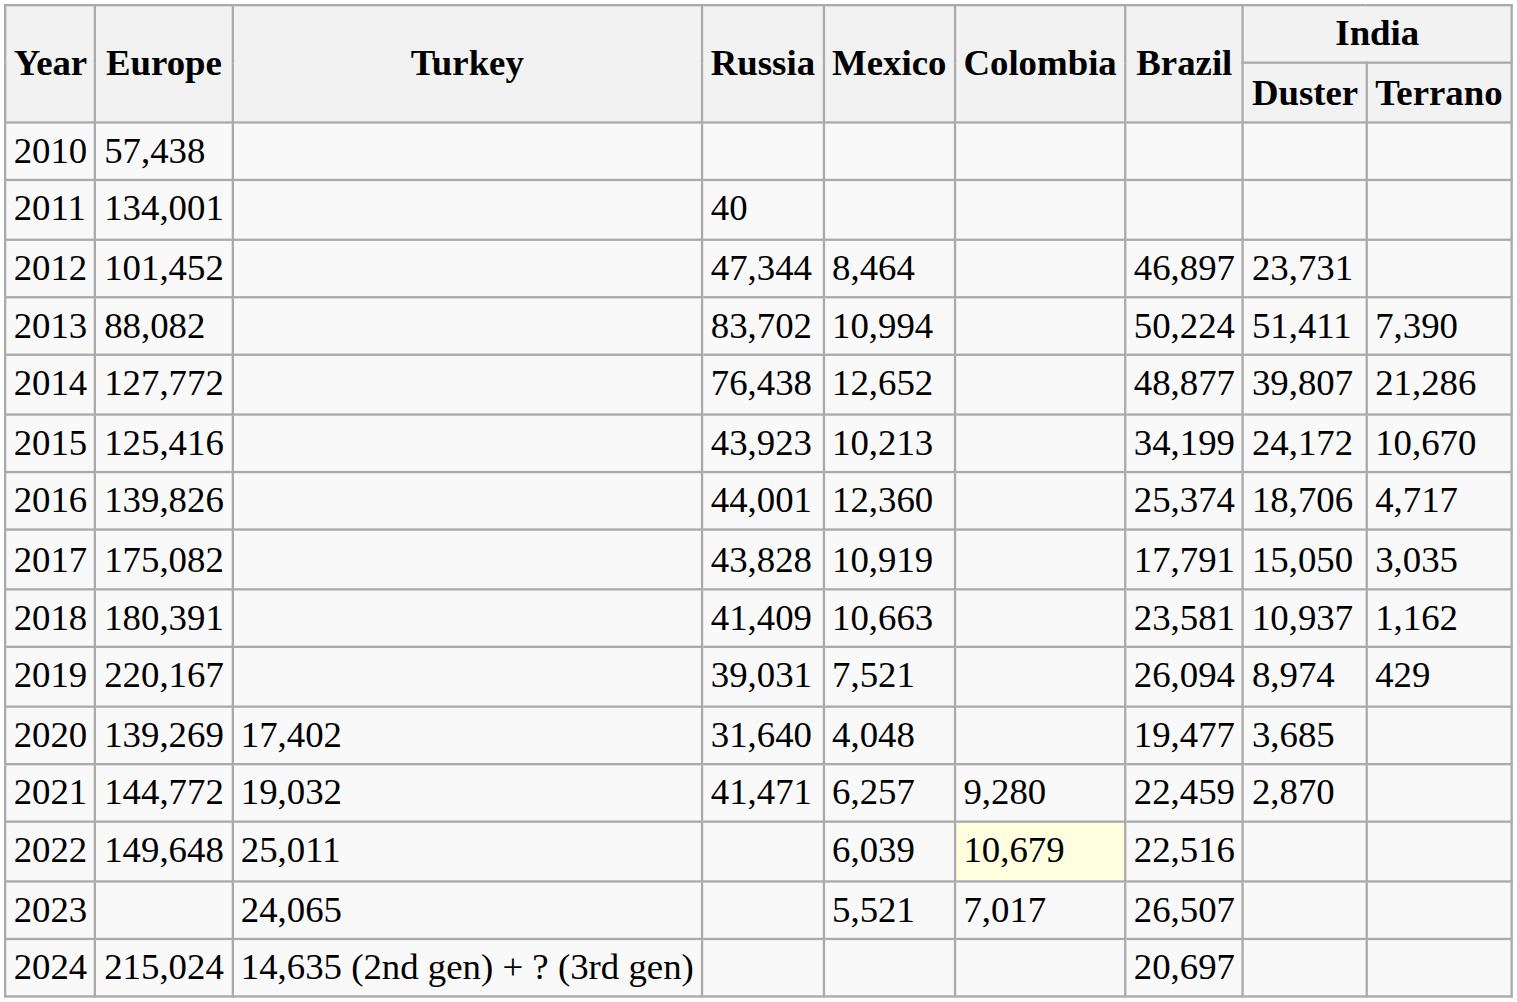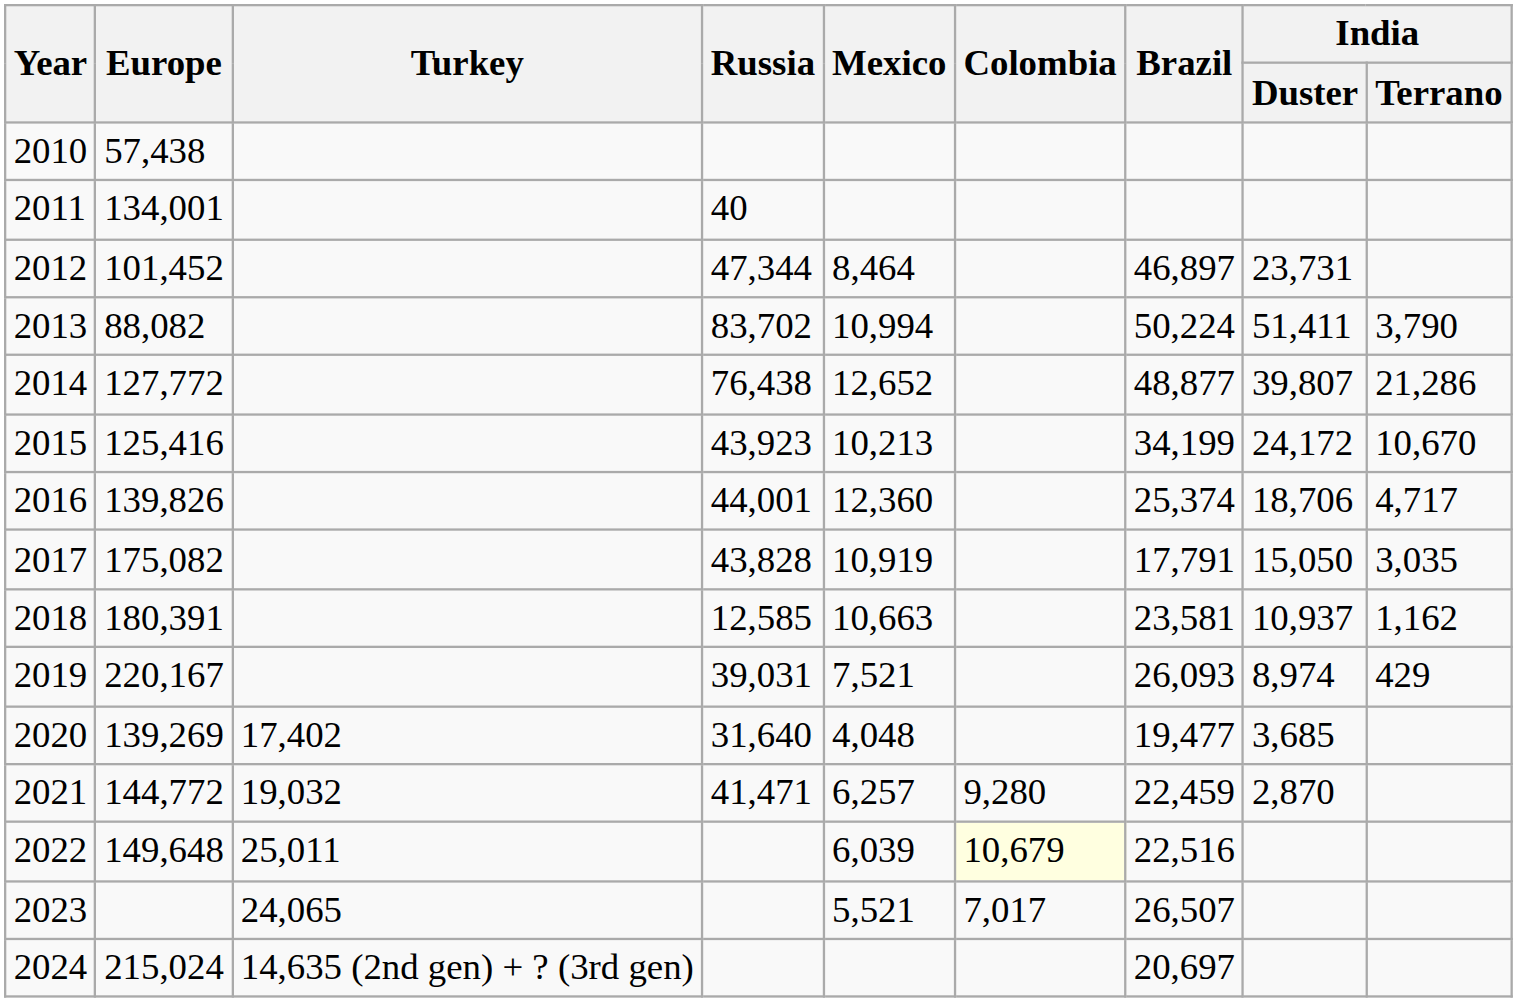(1417, 325) 7,390 -> (1417, 325) 3,790
(761, 617) 41,409 -> (761, 617) 12,585
(1184, 675) 26,094 -> (1184, 675) 26,093
